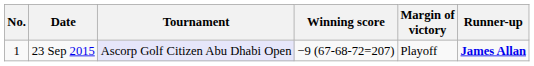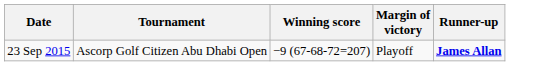- column: (17, 22)
(196, 50) lavender background -> (172, 50) no background
